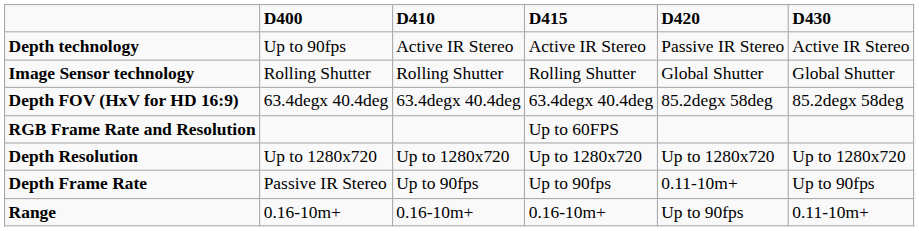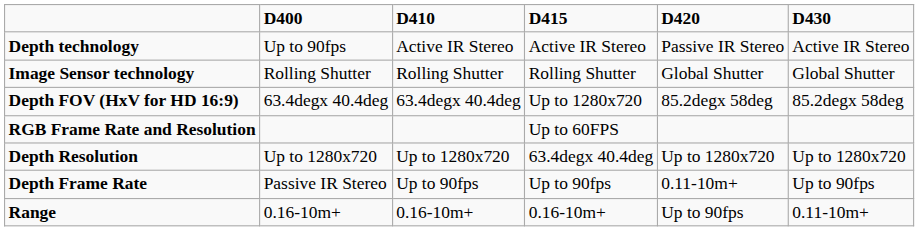(591, 101) 63.4degx 40.4deg -> (585, 101) Up to 1280x720
(585, 156) Up to 1280x720 -> (591, 156) 63.4degx 40.4deg
